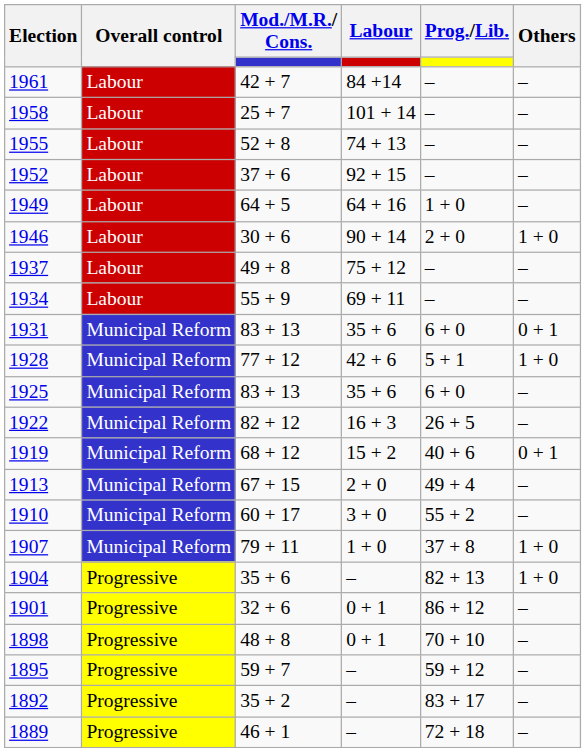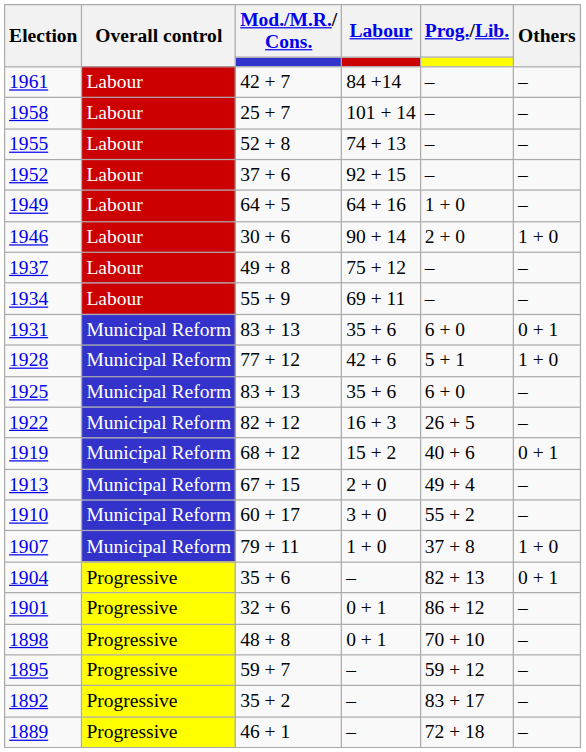(538, 577) 1 + 0 -> (538, 577) 0 + 1
